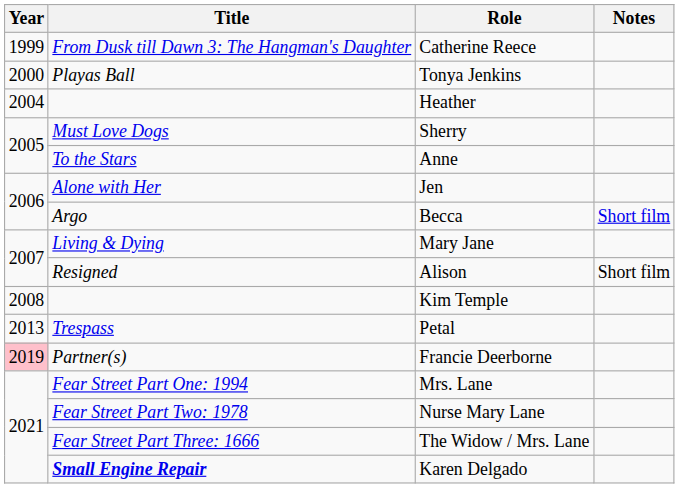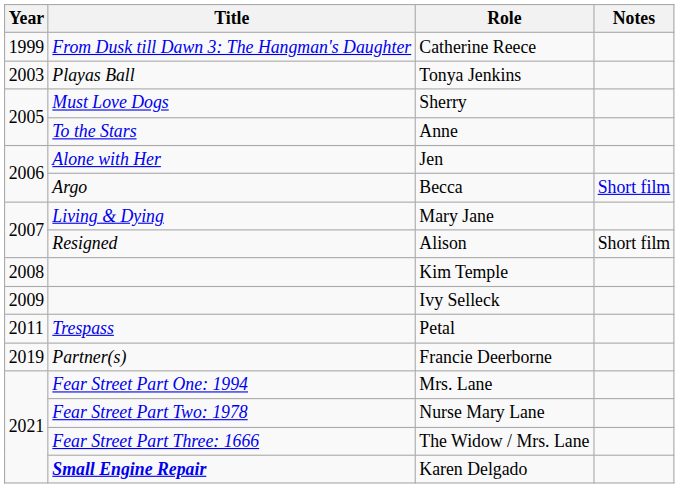(26, 74) 2000 -> (26, 74) 2003
- row: (447, 103)
+ row: (460, 300)
(26, 328) 2013 -> (26, 328) 2011
(26, 356) pink background -> (26, 356) no background
